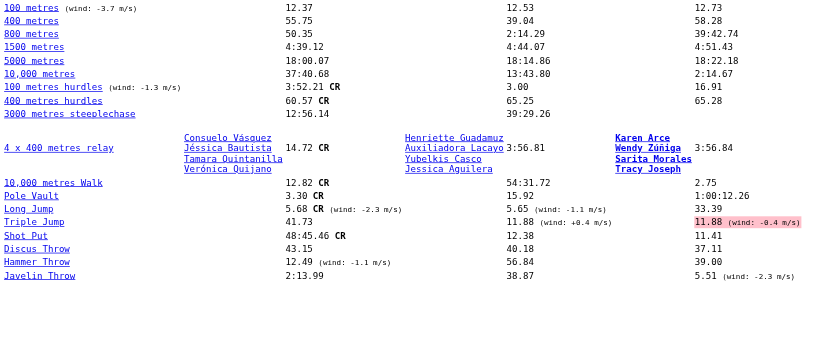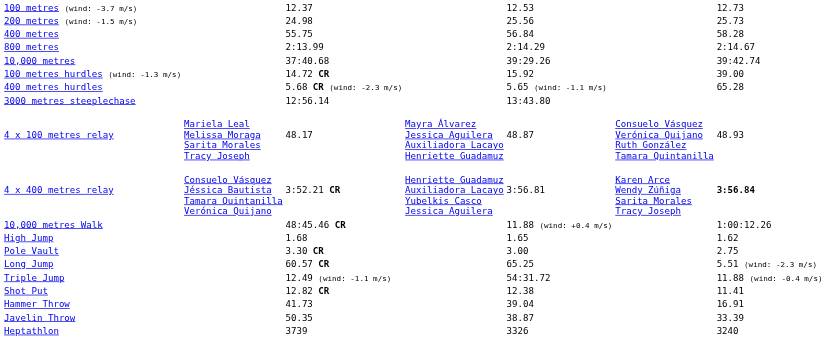+ row: (71, 21)
(520, 21) 39.04 -> (520, 34) 56.84
(299, 34) 50.35 -> (305, 47) 2:13.99
(717, 34) 39:42.74 -> (736, 47) 2:14.67
- row: (34, 47)
- row: (34, 61)
(528, 74) 13:43.80 -> (528, 61) 39:29.26
(714, 74) 2:14.67 -> (739, 61) 39:42.74
(313, 87) 3:52.21 CR -> (307, 74) 14.72 CR
(517, 87) 3.00 -> (520, 74) 15.92
(708, 87) 16.91 -> (730, 74) 39.00
(307, 100) 60.57 CR -> (344, 87) 5.68 CR (wind: -2.3 m/s)
(520, 100) 65.25 -> (557, 87) 5.65 (wind: -1.1 m/s)
(528, 114) 39:29.26 -> (528, 100) 13:43.80
+ row: (59, 135)
(307, 148) 14.72 CR -> (313, 190) 3:52.21 CR
(654, 153) bold -> (654, 195) normal
(714, 148) normal -> (736, 190) bold
(307, 182) 12.82 CR -> (316, 224) 48:45.46 CR
(528, 182) 54:31.72 -> (559, 224) 11.88 (wind: +0.4 m/s)
(706, 182) 2.75 -> (744, 224) 1:00:12.26
+ row: (29, 238)
(520, 196) 15.92 -> (517, 251) 3.00
(722, 196) 1:00:12.26 -> (728, 251) 2.75
(344, 209) 5.68 CR (wind: -2.3 m/s) -> (307, 264) 60.57 CR
(557, 209) 5.65 (wind: -1.1 m/s) -> (520, 264) 65.25
(708, 209) 33.39 -> (767, 264) 5.51 (wind: -2.3 m/s)
(299, 222) 41.73 -> (338, 278) 12.49 (wind: -1.1 m/s)
(559, 222) 11.88 (wind: +0.4 m/s) -> (528, 278) 54:31.72
(748, 222) pink background -> (770, 278) no background
(316, 236) 48:45.46 CR -> (307, 291) 12.82 CR
- row: (37, 249)
(338, 262) 12.49 (wind: -1.1 m/s) -> (299, 304) 41.73
(520, 262) 56.84 -> (520, 304) 39.04
(708, 262) 39.00 -> (730, 304) 16.91
(305, 275) 2:13.99 -> (299, 317) 50.35
(745, 275) 5.51 (wind: -2.3 m/s) -> (730, 317) 33.39
+ row: (31, 331)
